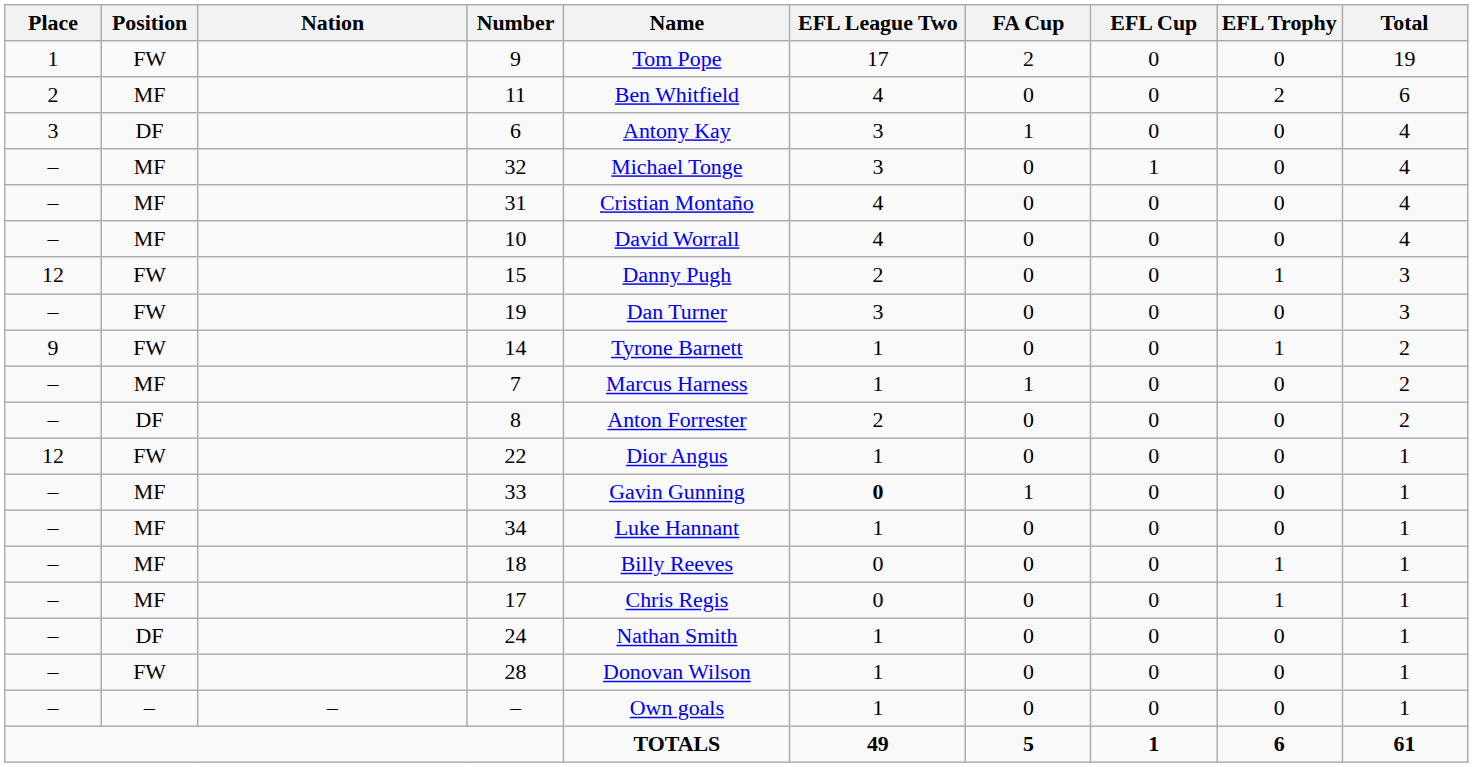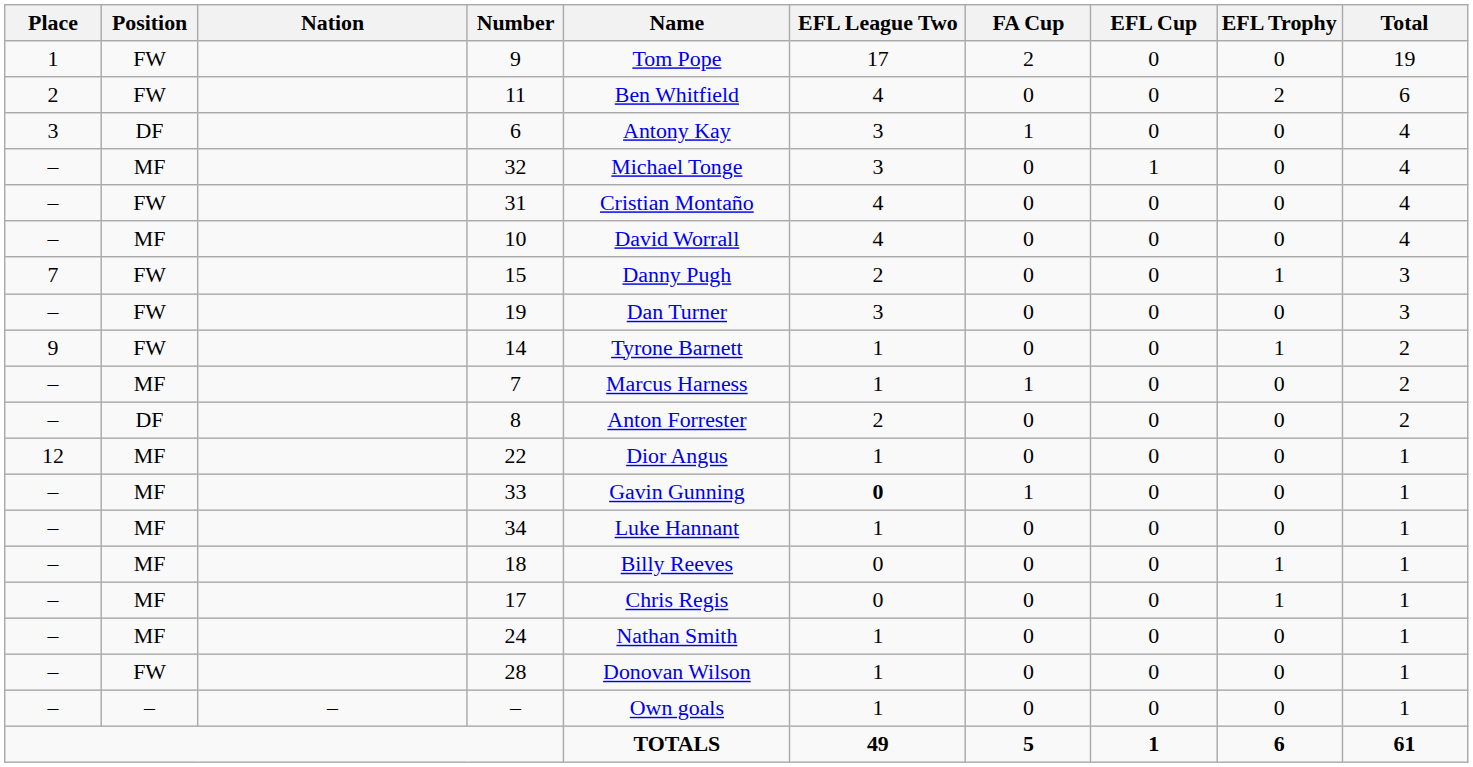(150, 94) MF -> (150, 94) FW
(150, 203) MF -> (150, 203) FW
(53, 275) 12 -> (53, 275) 7
(150, 455) FW -> (150, 455) MF
(150, 636) DF -> (150, 636) MF
